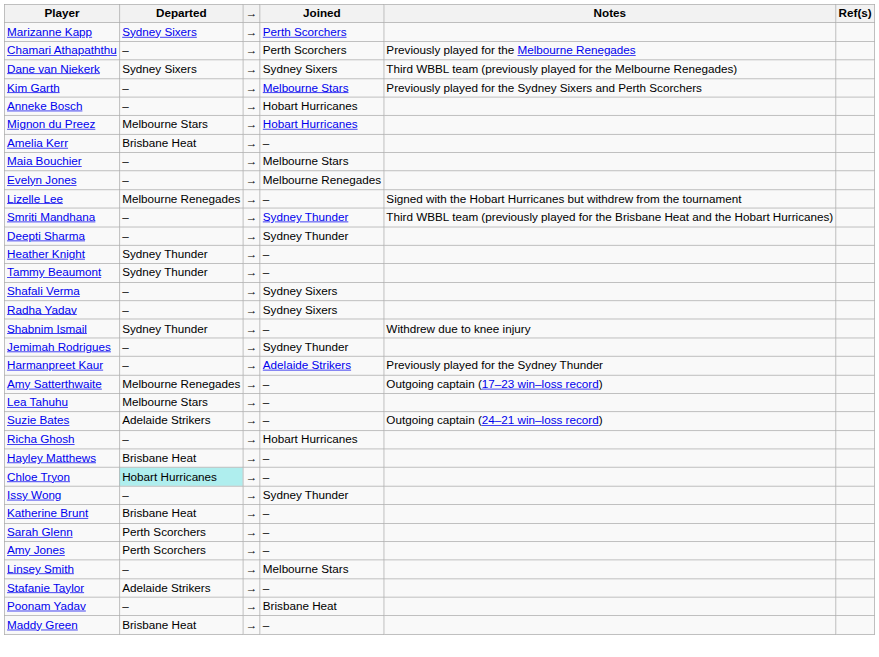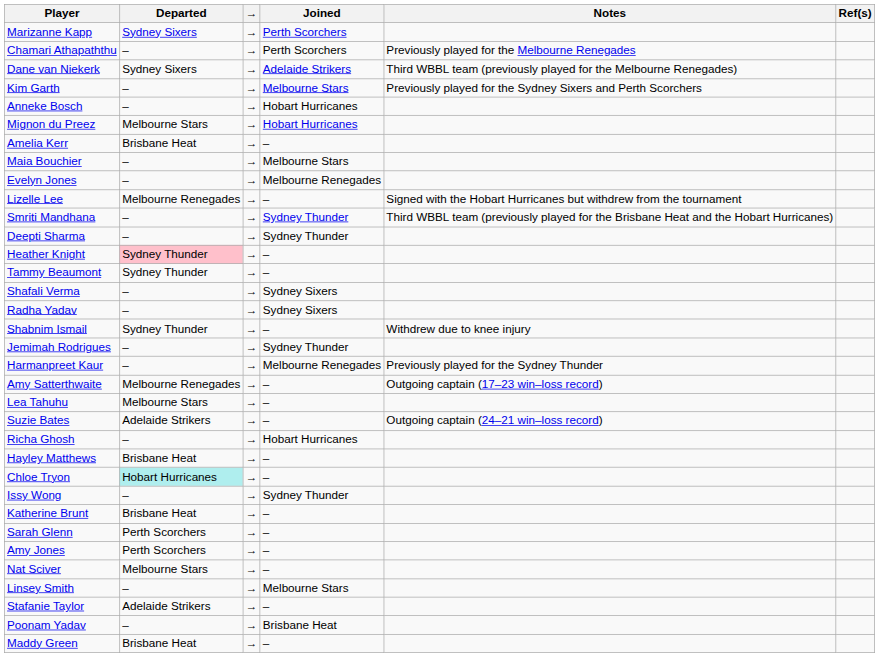(300, 69) Sydney Sixers -> (307, 69) Adelaide Strikers
(165, 254) no background -> (165, 254) pink background
(307, 365) Adelaide Strikers -> (322, 365) Melbourne Renegades
+ row: (34, 569)
